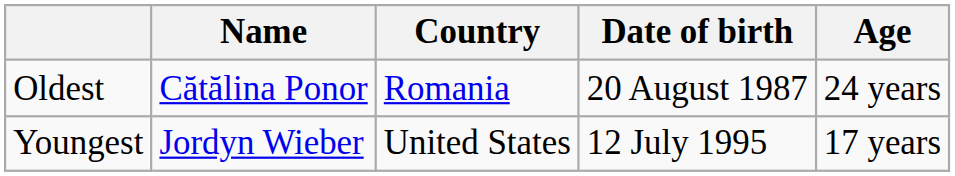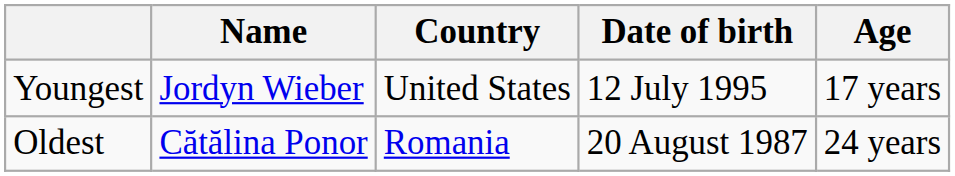rows swapped: (78, 142) <-> (59, 87)
